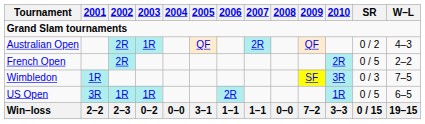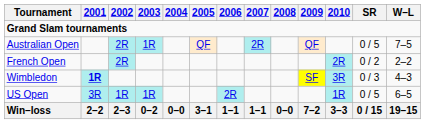(369, 44) 0 / 2 -> (369, 44) 0 / 5
(403, 44) 4–3 -> (403, 44) 7–5
(369, 61) 0 / 5 -> (369, 61) 0 / 2
(95, 77) normal -> (95, 77) bold
(403, 77) 7–5 -> (403, 77) 4–3
